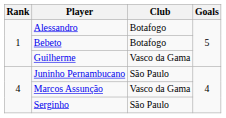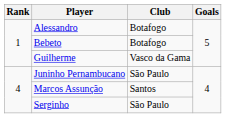(160, 89) Vasco da Gama -> (143, 89) Santos
